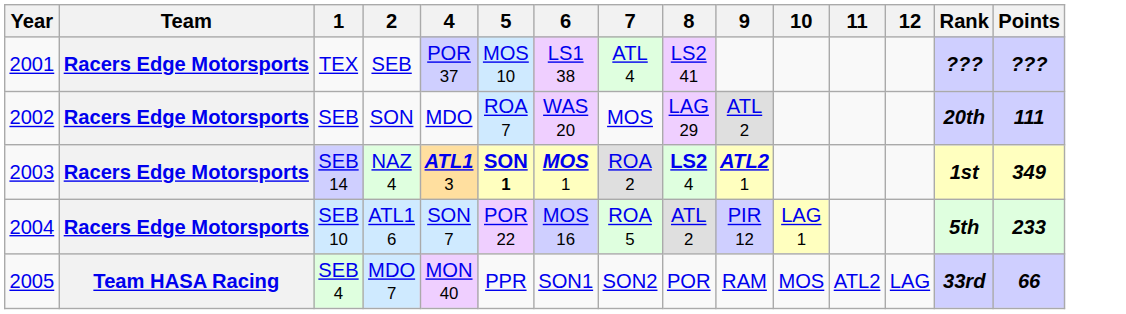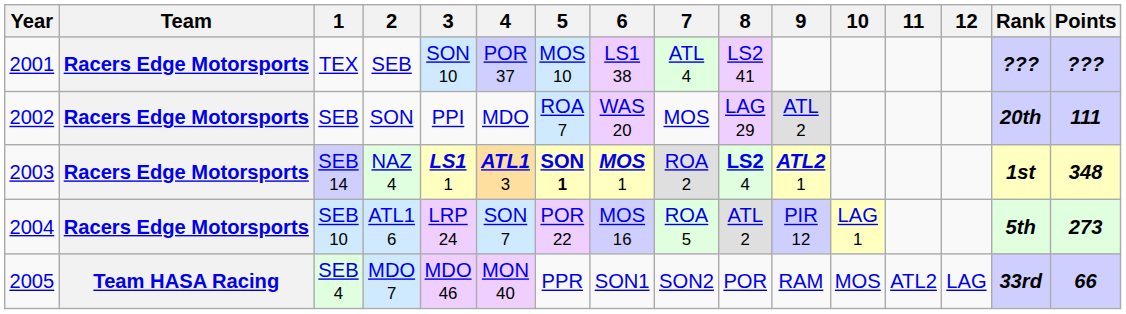+ column: (448, 21)
(1029, 173) 349 -> (1086, 173) 348
(1029, 227) 233 -> (1086, 227) 273
